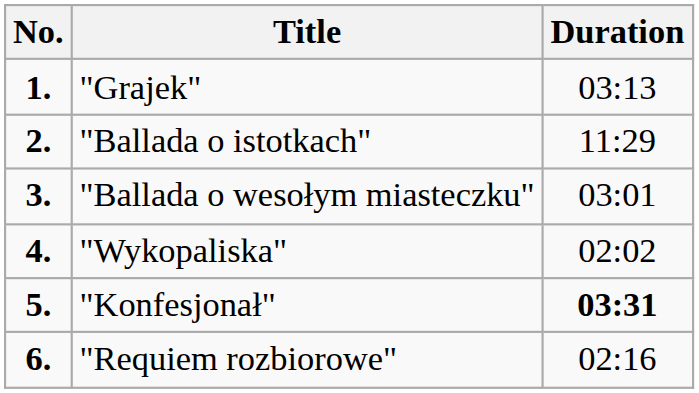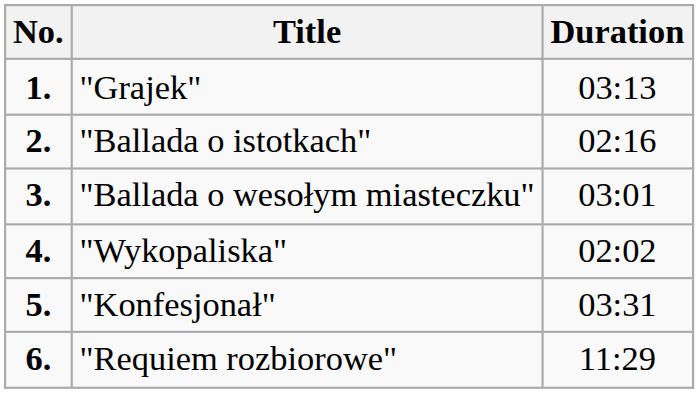(617, 140) 11:29 -> (617, 140) 02:16
(617, 304) bold -> (617, 304) normal
(617, 359) 02:16 -> (617, 359) 11:29
